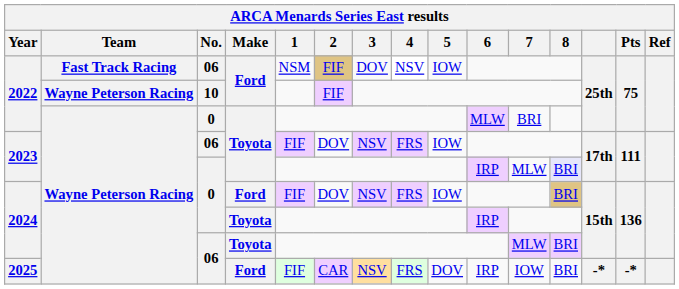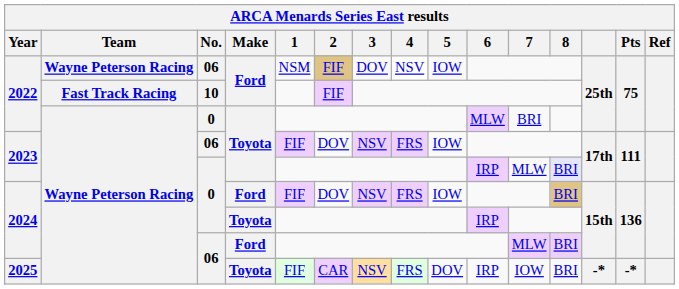(119, 67) Fast Track Racing -> (119, 67) Wayne Peterson Racing
(119, 93) Wayne Peterson Racing -> (119, 93) Fast Track Racing
(250, 245) Toyota -> (250, 245) Ford
(250, 270) Ford -> (250, 270) Toyota
